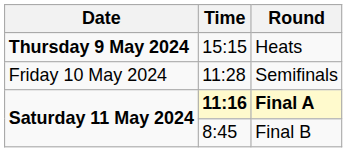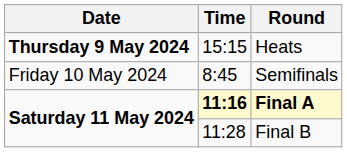(224, 75) 11:28 -> (220, 75) 8:45
(220, 132) 8:45 -> (224, 132) 11:28
